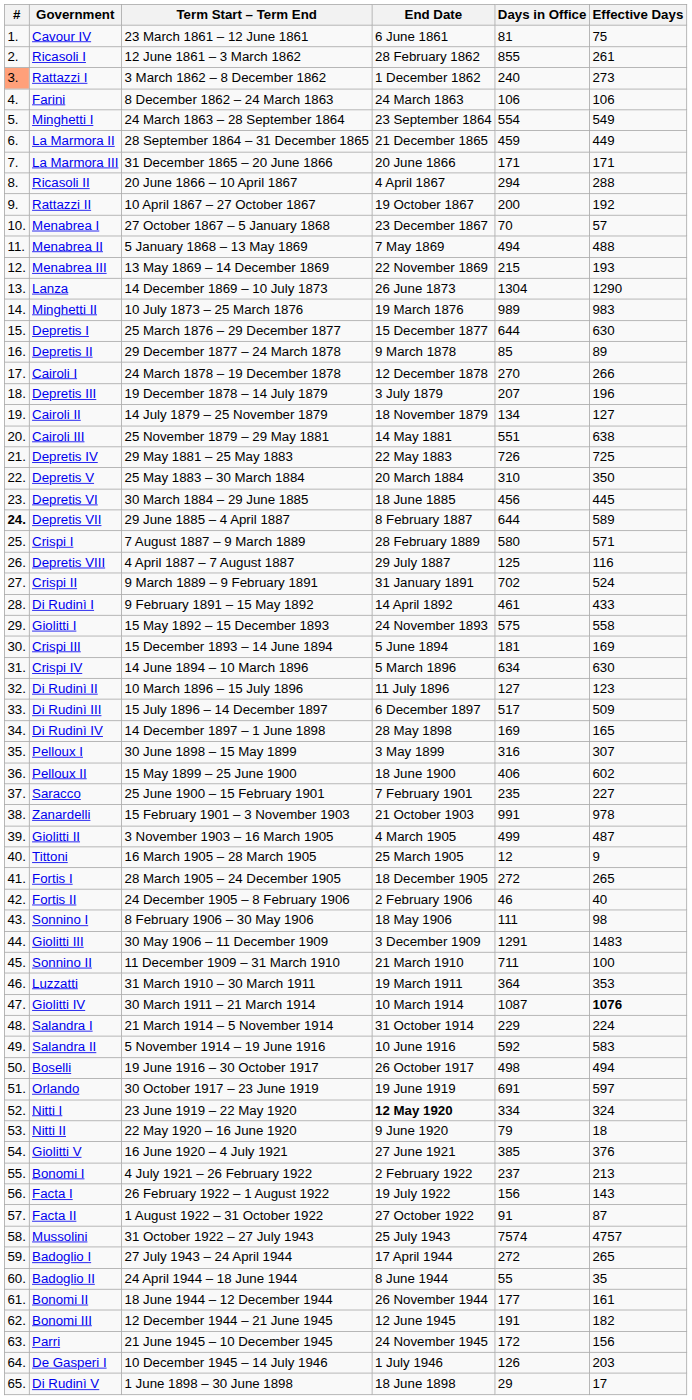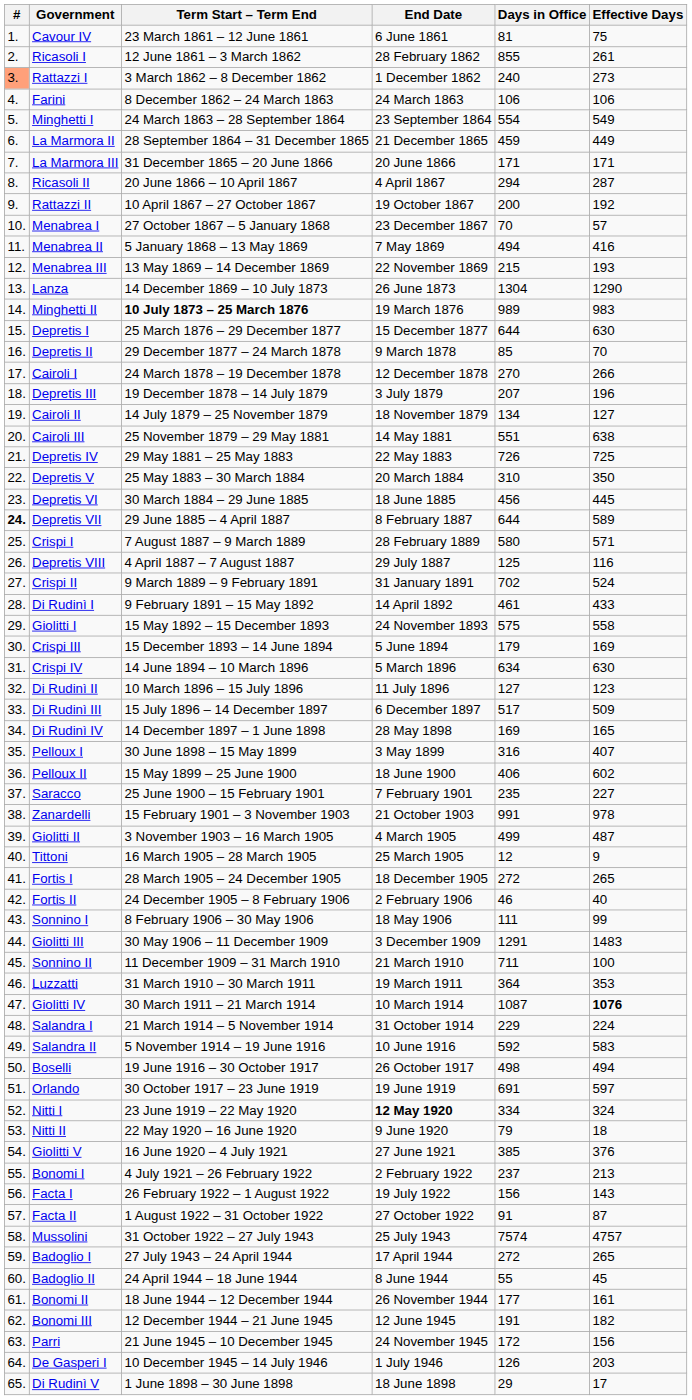(604, 183) 288 -> (604, 183) 287
(604, 246) 488 -> (604, 246) 416
(214, 309) normal -> (216, 309) bold
(600, 352) 89 -> (600, 352) 70
(509, 646) 181 -> (509, 646) 179
(604, 752) 307 -> (604, 752) 407
(600, 920) 98 -> (600, 920) 99
(600, 1278) 35 -> (600, 1278) 45
